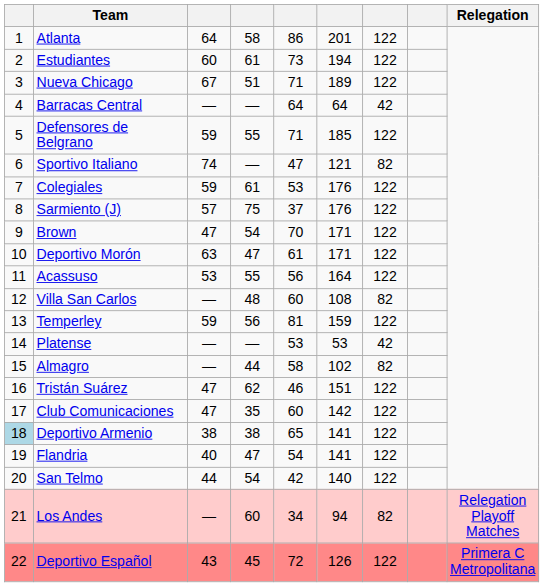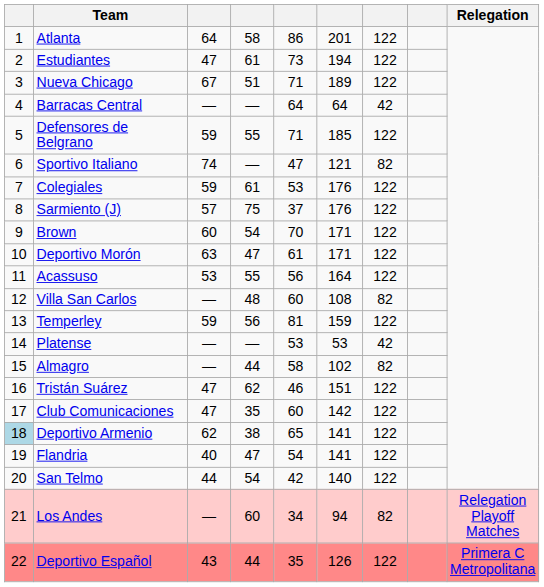(209, 60) 60 -> (209, 60) 47
(209, 232) 47 -> (209, 232) 60
(209, 433) 38 -> (209, 433) 62
(252, 562) 45 -> (252, 562) 44
(296, 562) 72 -> (296, 562) 35
